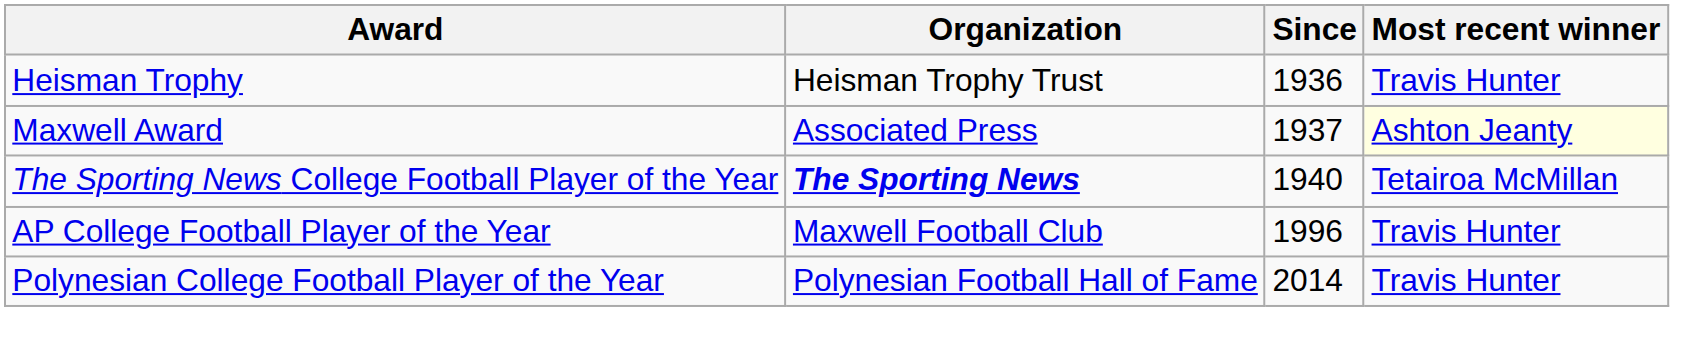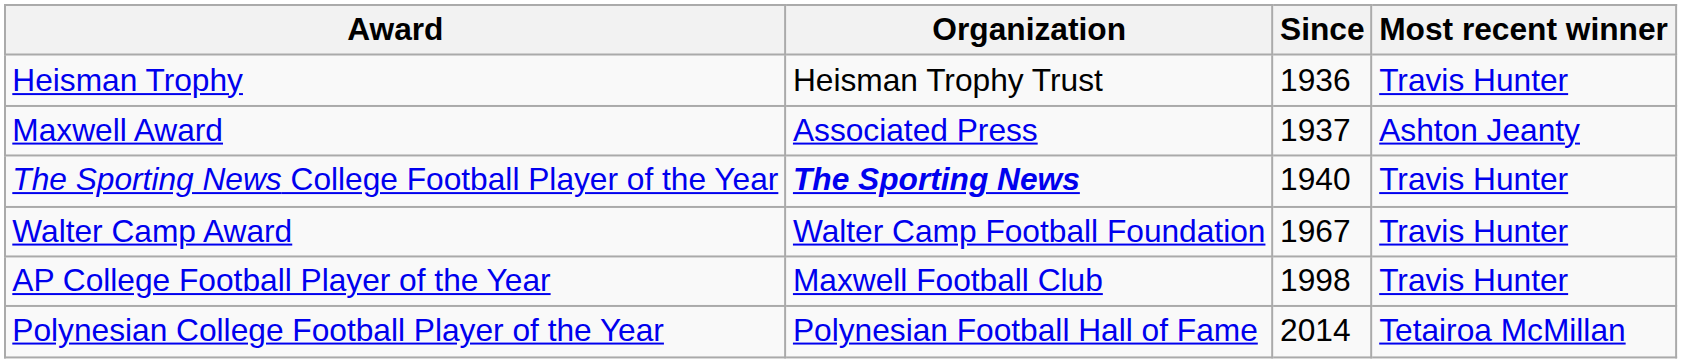(1472, 130) lightyellow background -> (1480, 130) no background
(1495, 180) Tetairoa McMillan -> (1474, 180) Travis Hunter
+ row: (152, 230)
(1308, 230) 1996 -> (1315, 280) 1998
(1466, 280) Travis Hunter -> (1502, 331) Tetairoa McMillan
